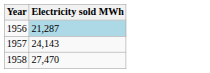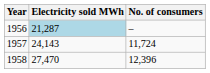+ column: (166, 12)
